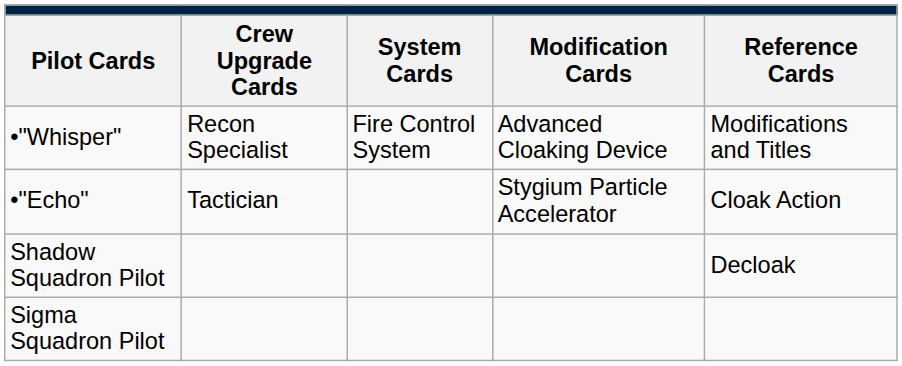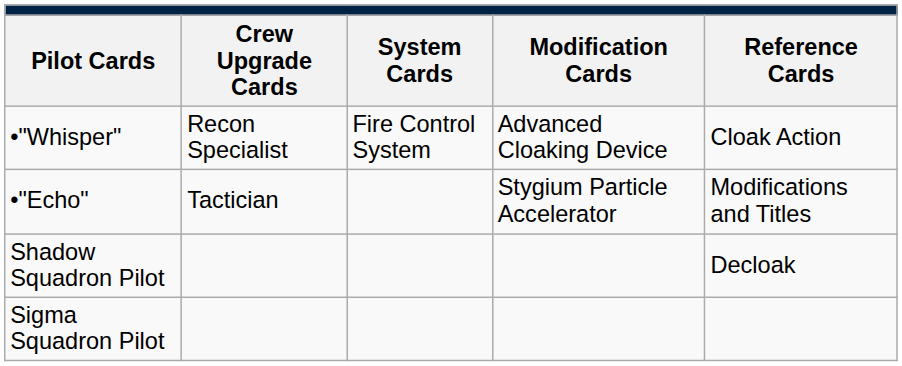(779, 137) Modifications and Titles -> (776, 137) Cloak Action
(776, 201) Cloak Action -> (779, 201) Modifications and Titles
